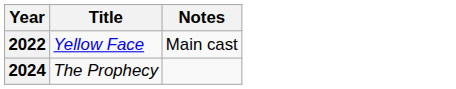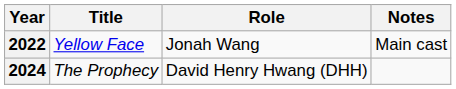+ column: (267, 17)
